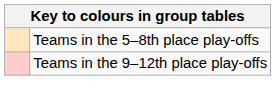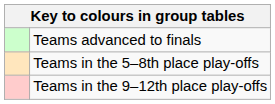+ row: (117, 39)
